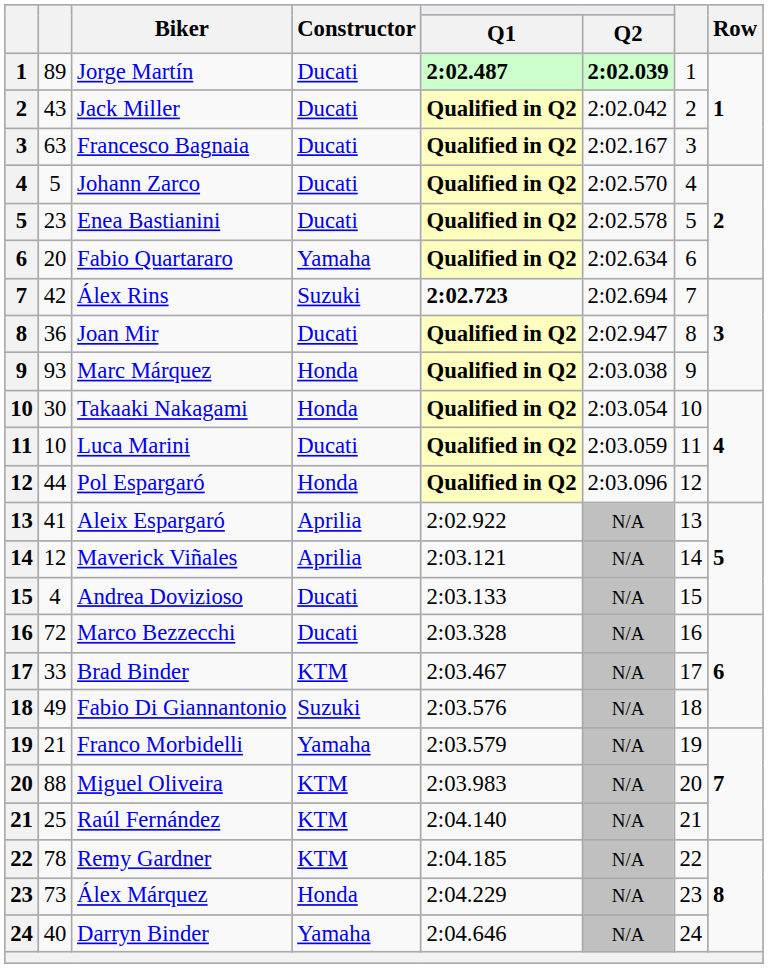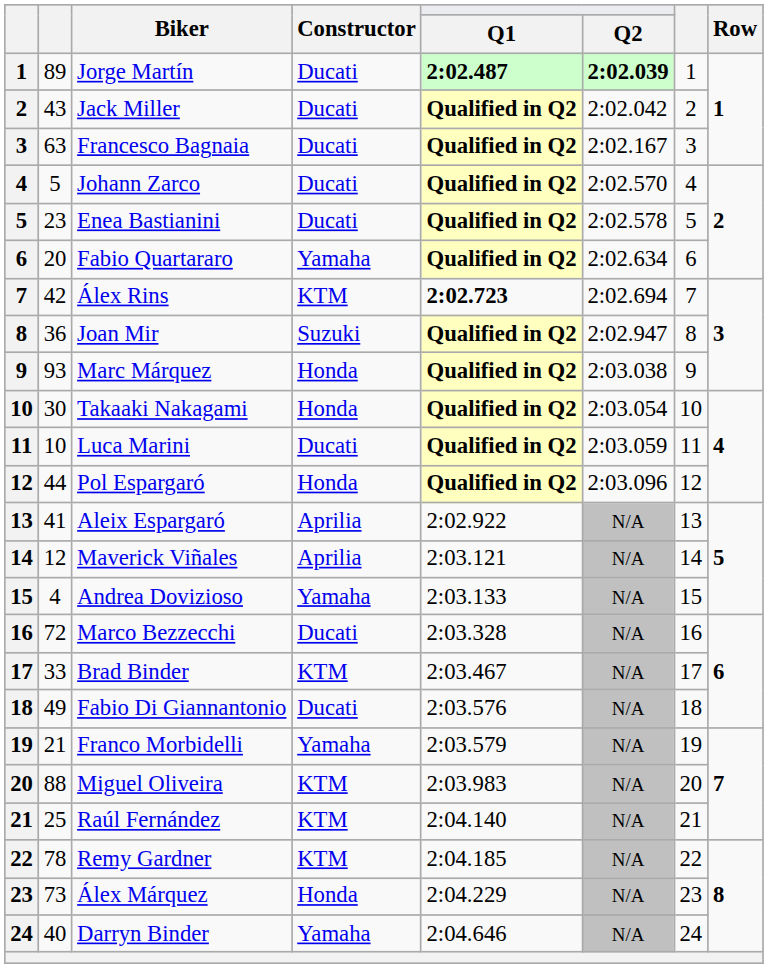(329, 295) Suzuki -> (322, 295) KTM
(327, 333) Ducati -> (329, 333) Suzuki
(327, 595) Ducati -> (334, 595) Yamaha
(329, 708) Suzuki -> (327, 708) Ducati
